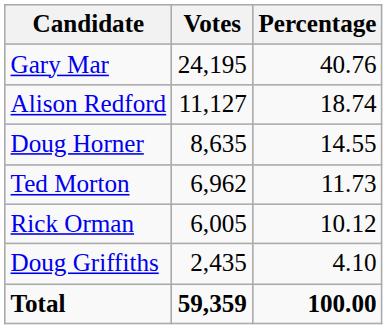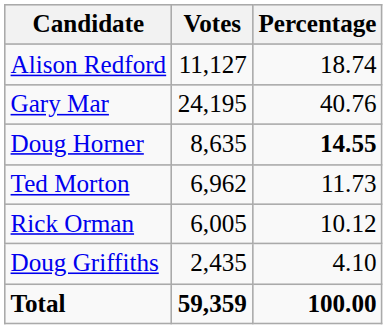rows swapped: (60, 64) <-> (88, 104)
(348, 143) normal -> (348, 143) bold
